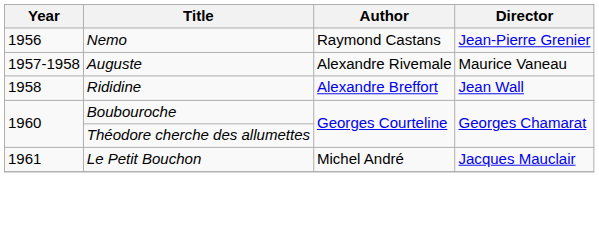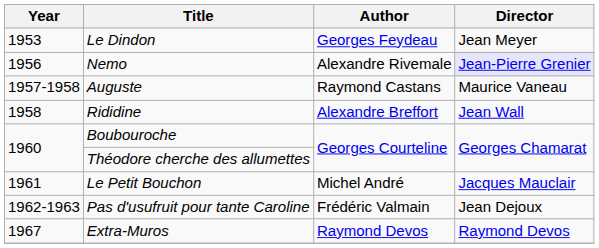+ row: (121, 40)
(379, 40) Raymond Castans -> (384, 64) Alexandre Rivemale
(525, 40) no background -> (525, 64) lavender background
(384, 64) Alexandre Rivemale -> (379, 87) Raymond Castans
+ row: (198, 207)
+ row: (128, 231)
